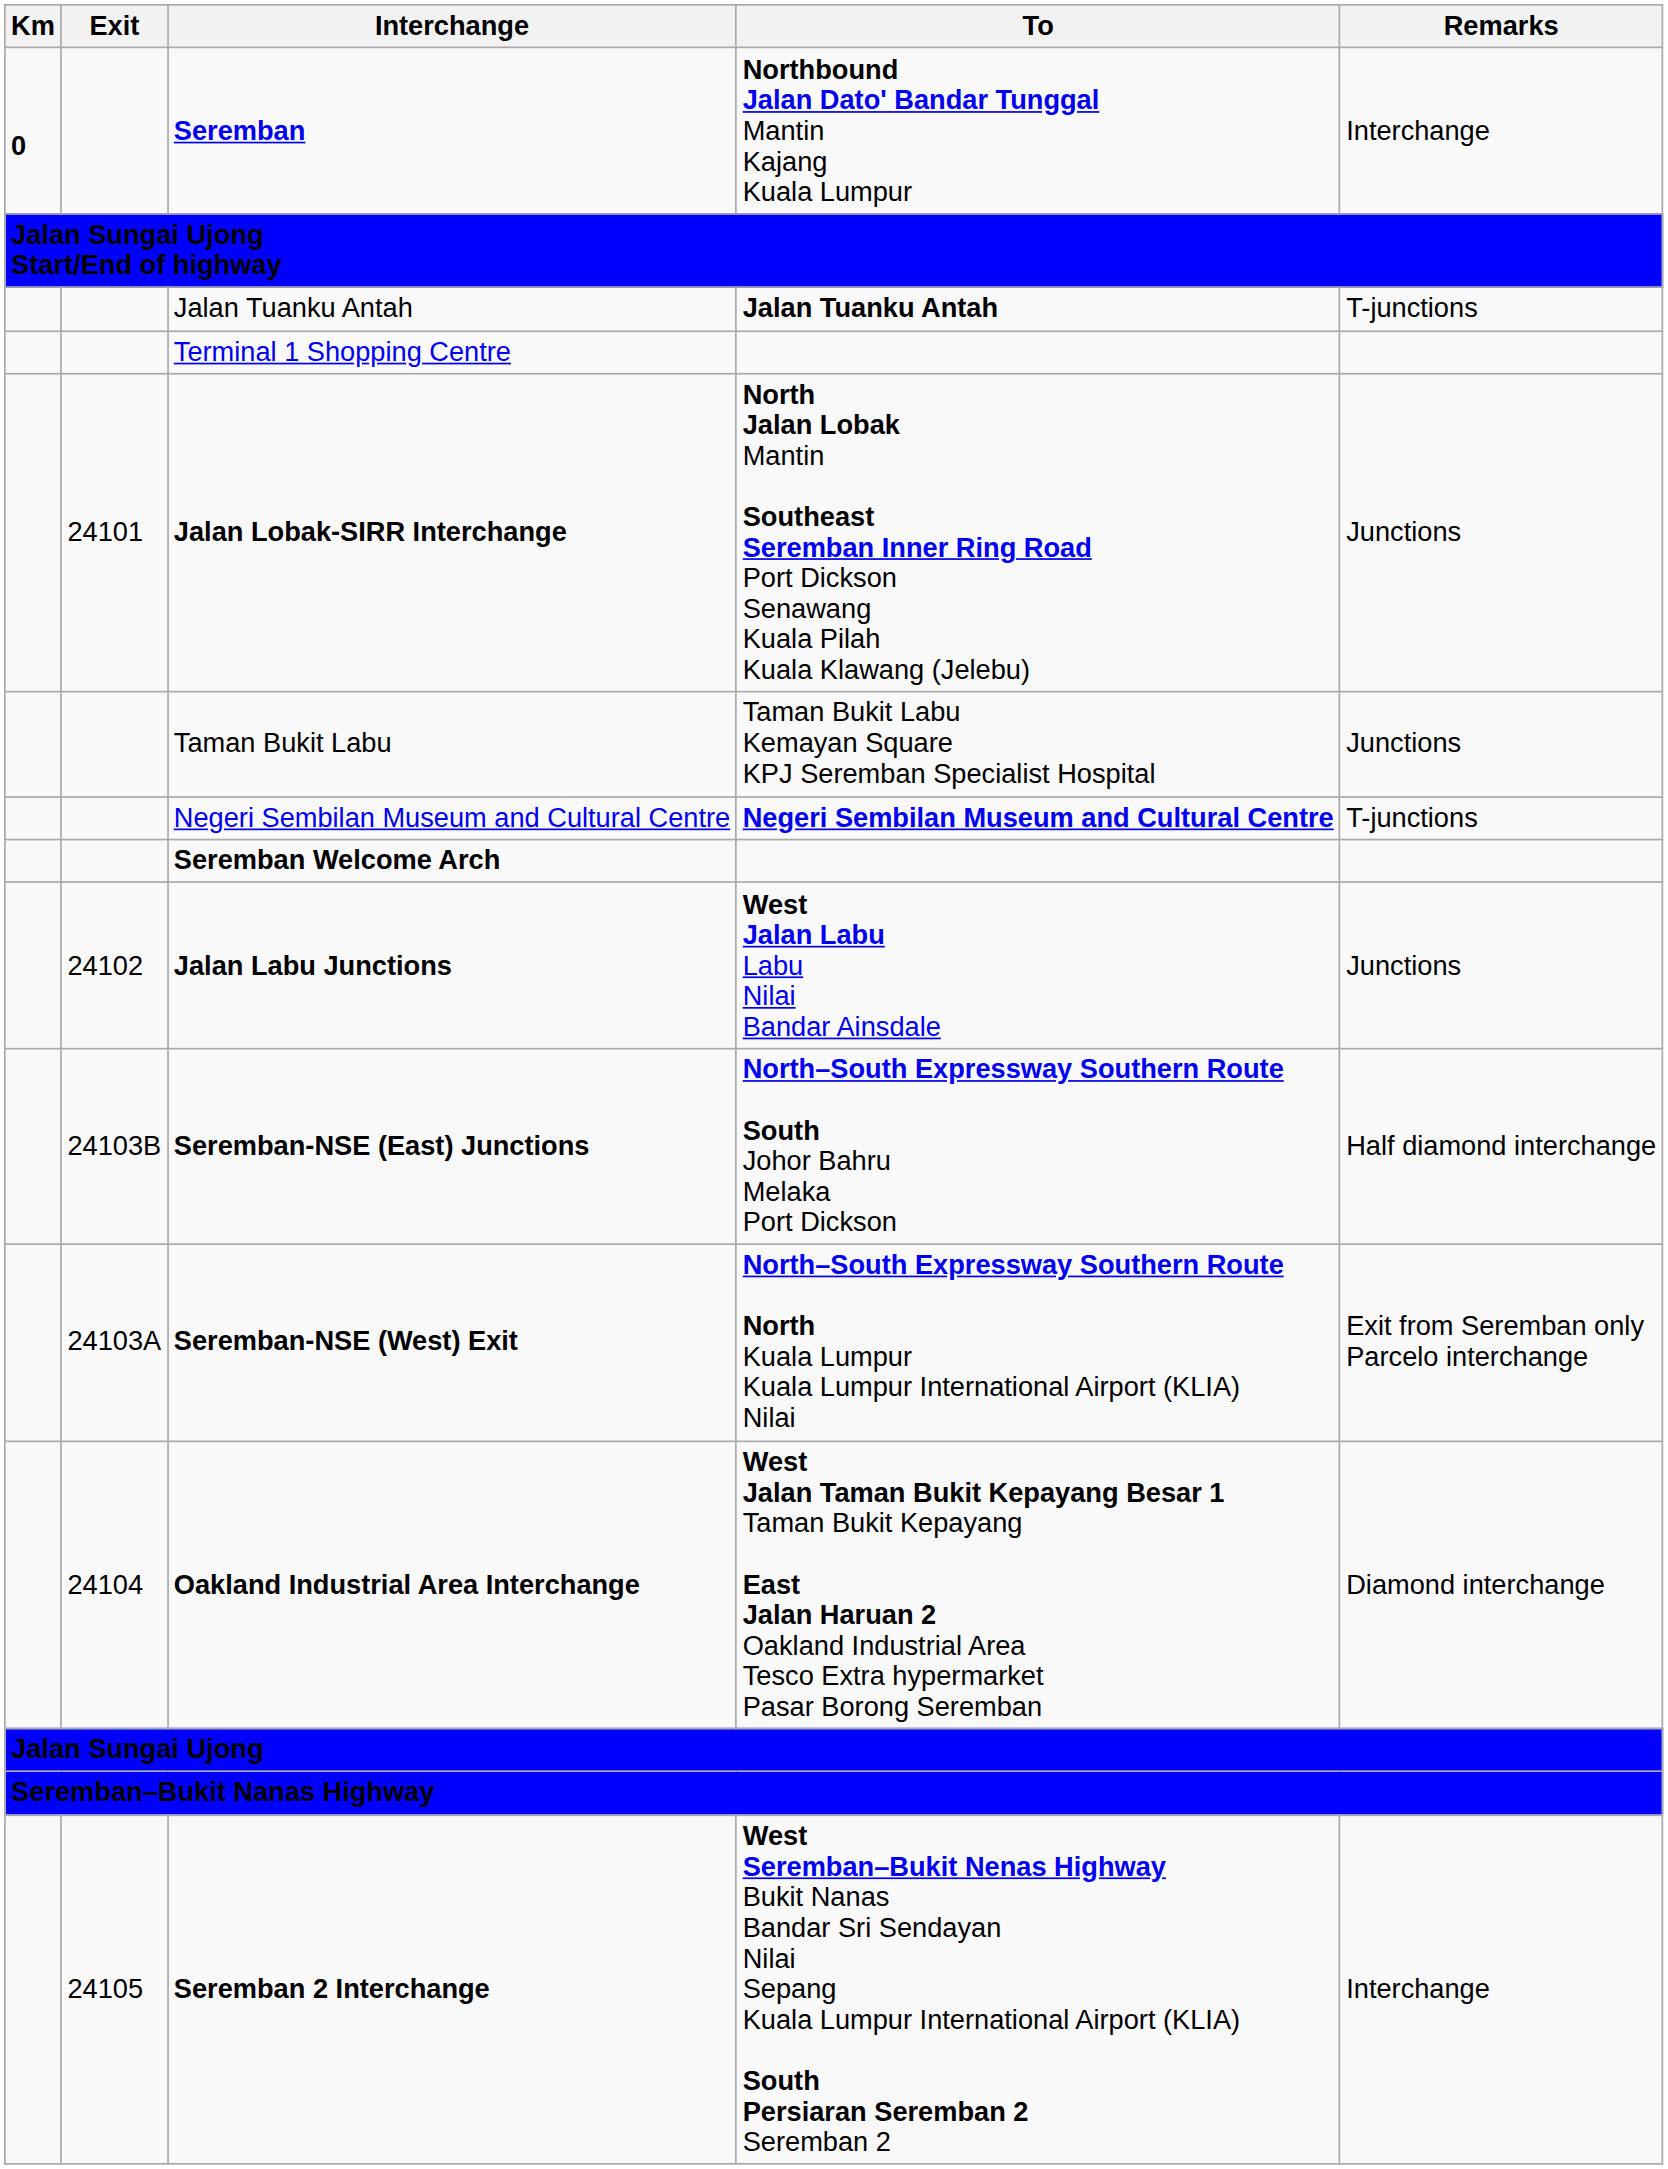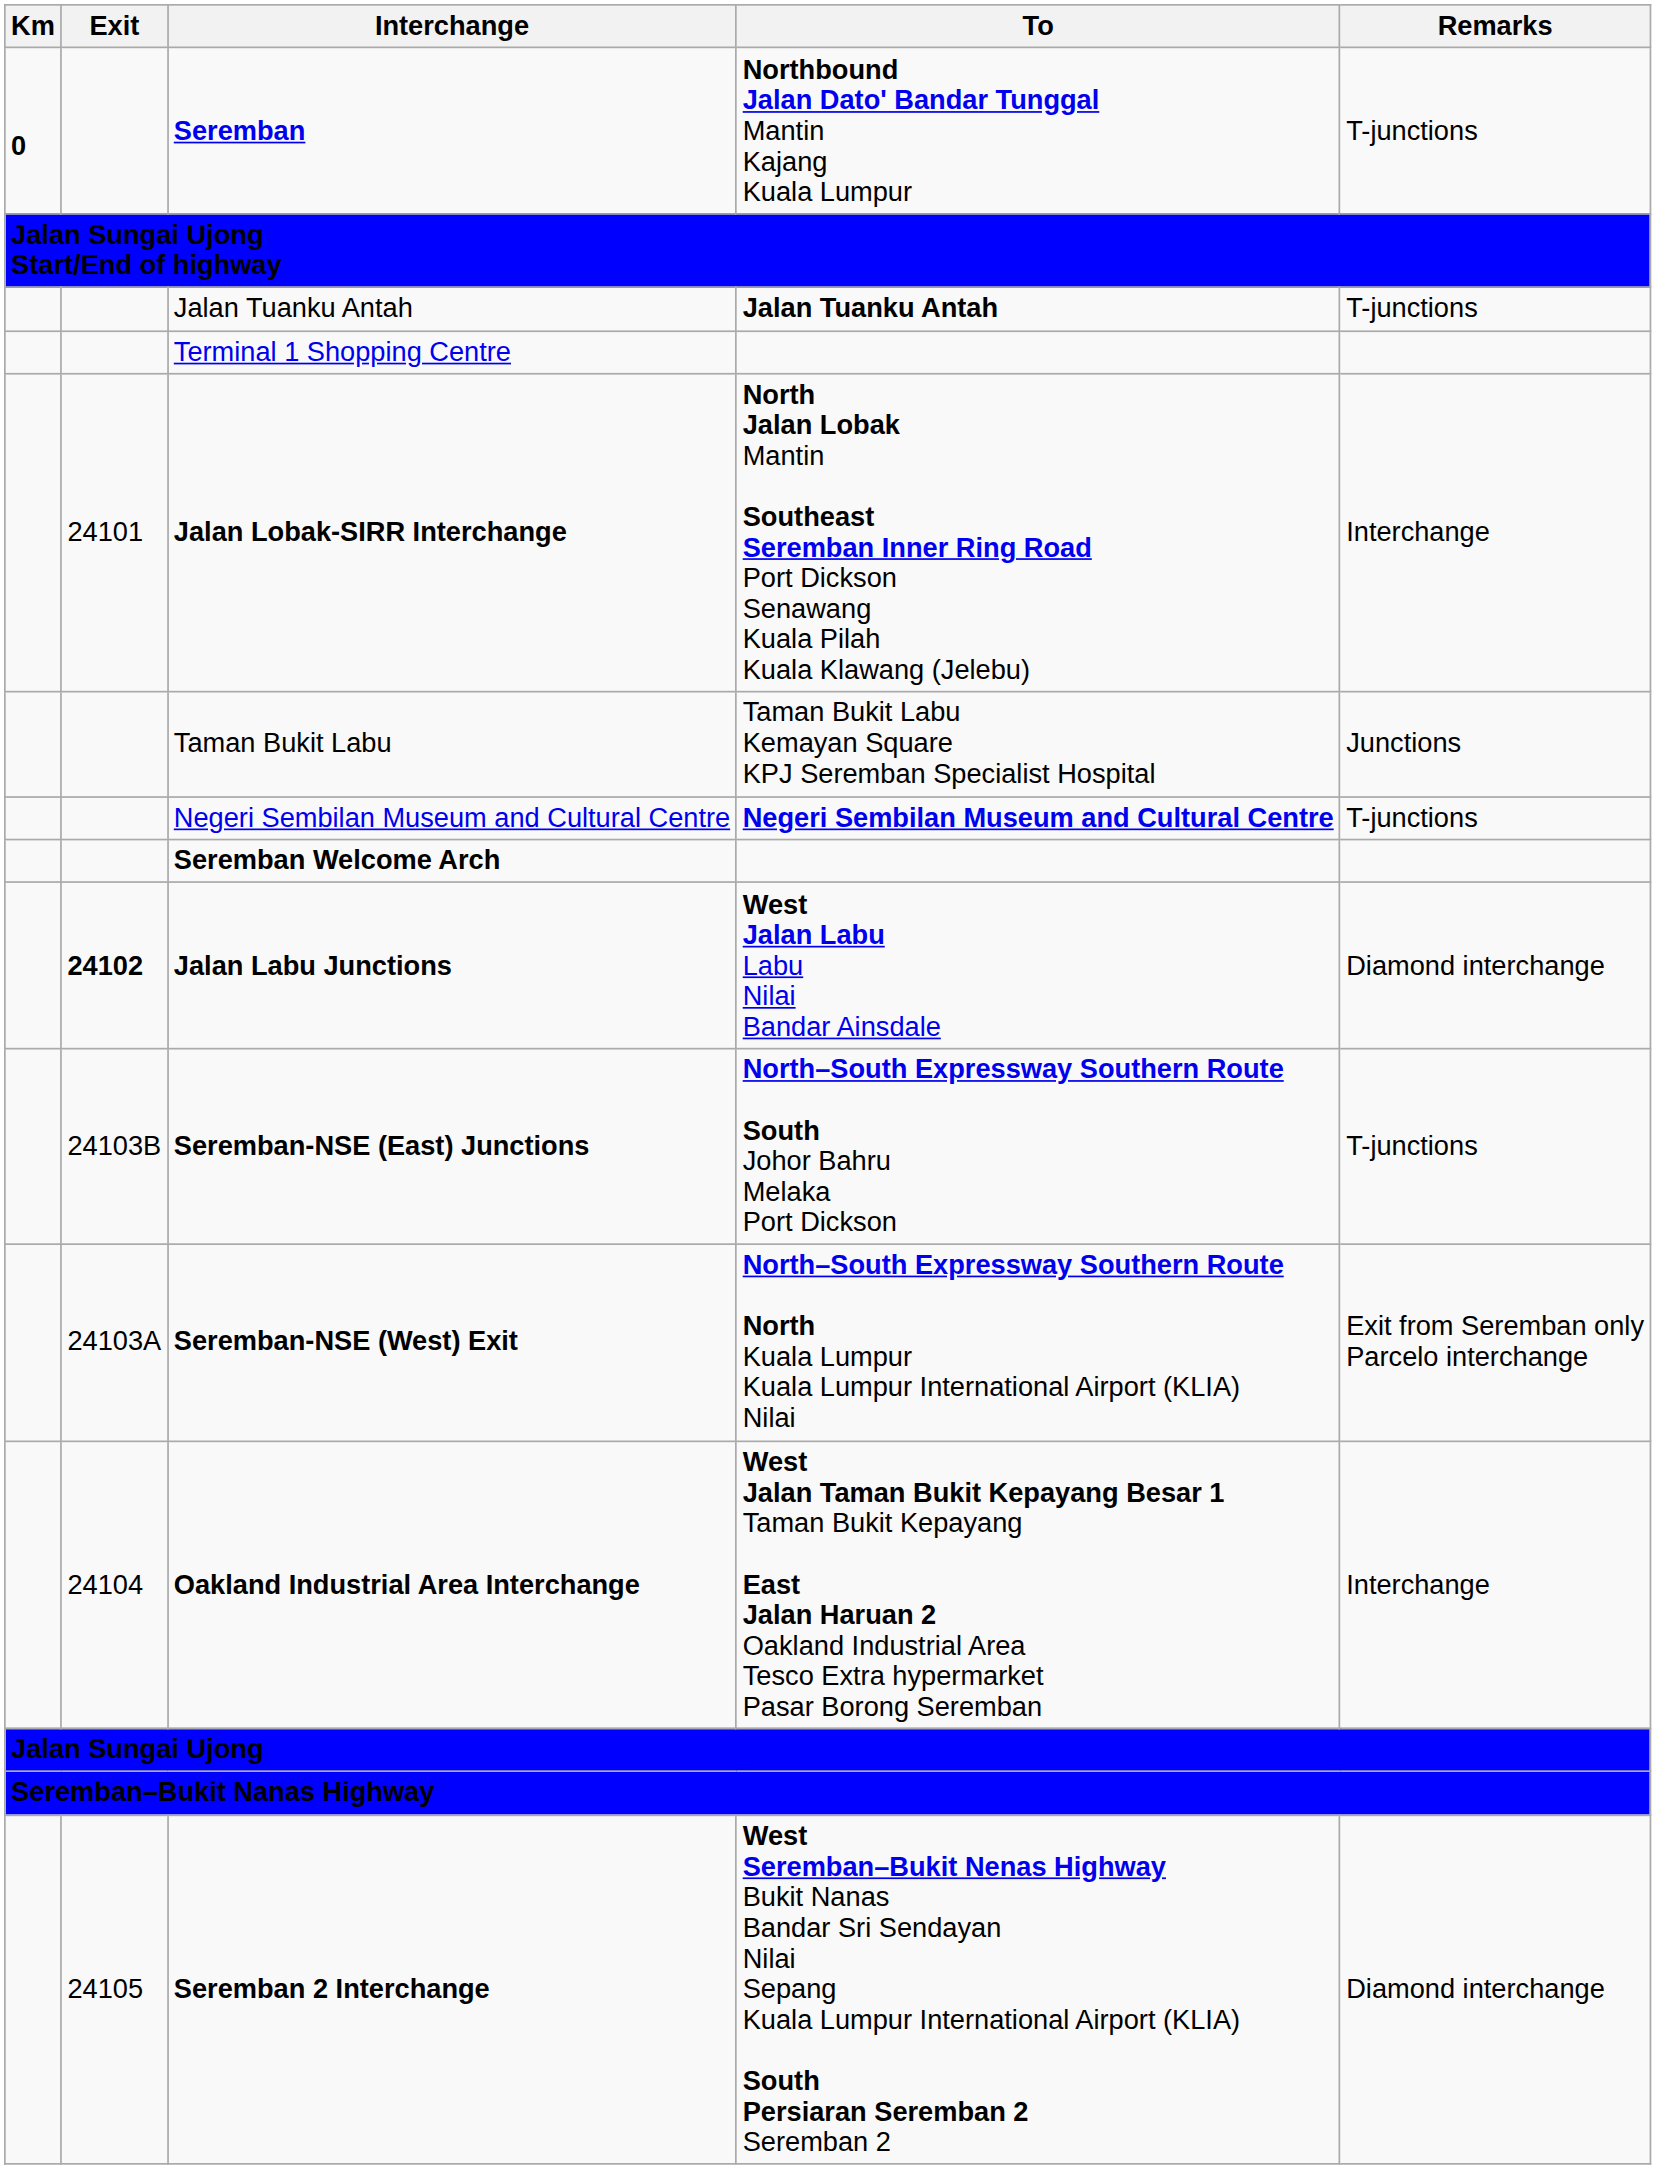(1418, 130) Interchange -> (1412, 130) T-junctions
(1404, 532) Junctions -> (1418, 532) Interchange
(105, 965) normal -> (105, 965) bold
(1404, 965) Junctions -> (1475, 965) Diamond interchange
(1501, 1145) Half diamond interchange -> (1412, 1145) T-junctions
(1475, 1584) Diamond interchange -> (1418, 1584) Interchange
(1418, 1988) Interchange -> (1475, 1988) Diamond interchange
